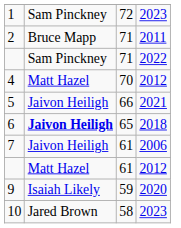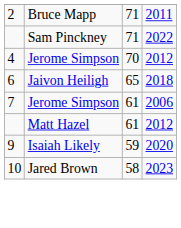- row: (11, 15)
(58, 80) Matt Hazel -> (73, 59) Jerome Simpson
- row: (11, 102)
(70, 124) bold -> (68, 80) normal
(68, 146) Jaivon Heiligh -> (73, 102) Jerome Simpson
